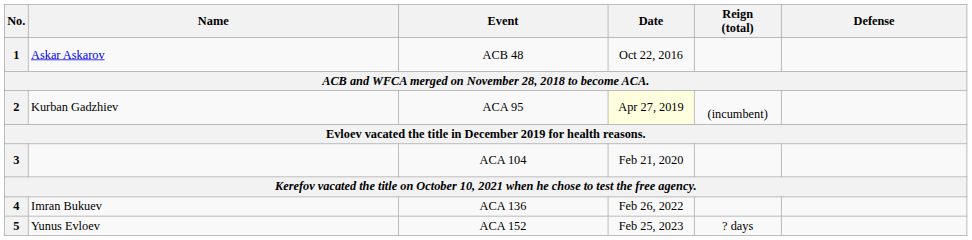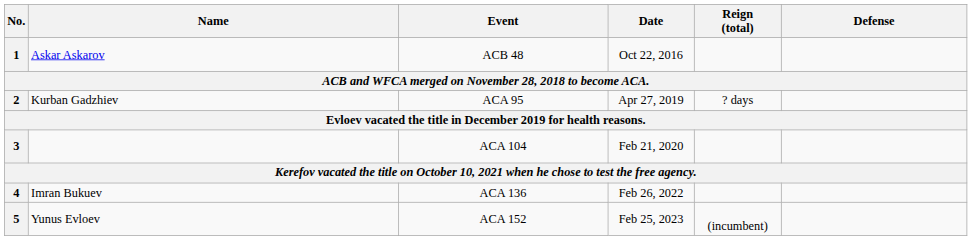(651, 107) lightyellow background -> (651, 100) no background
(738, 114) (incumbent) -> (738, 100) ? days
(738, 226) ? days -> (738, 226) (incumbent)
